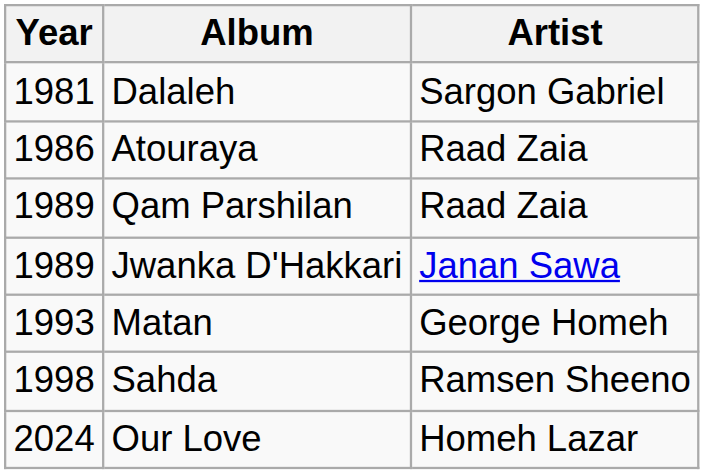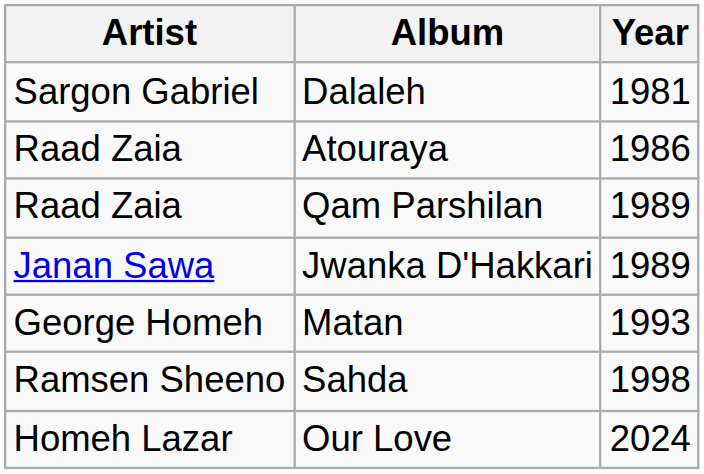columns swapped: (54, 33) <-> (555, 33)
